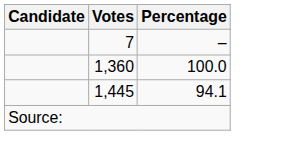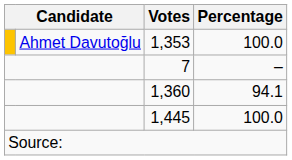+ row: (170, 42)
(207, 67) 100.0 -> (267, 92) 94.1
(211, 92) 94.1 -> (263, 117) 100.0
